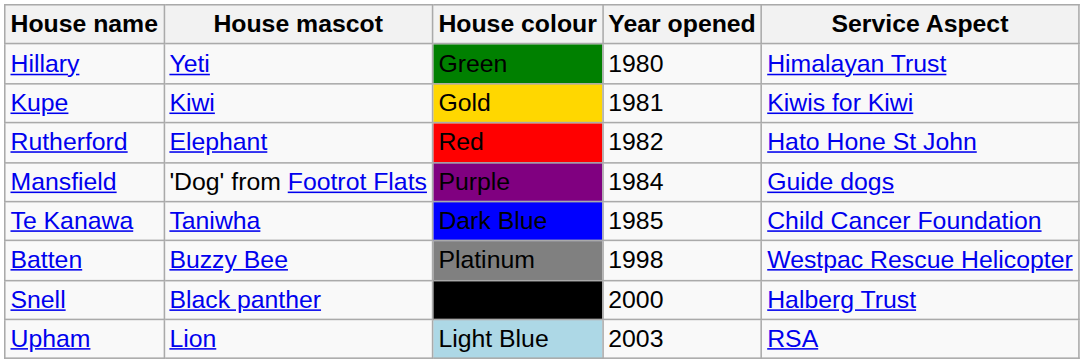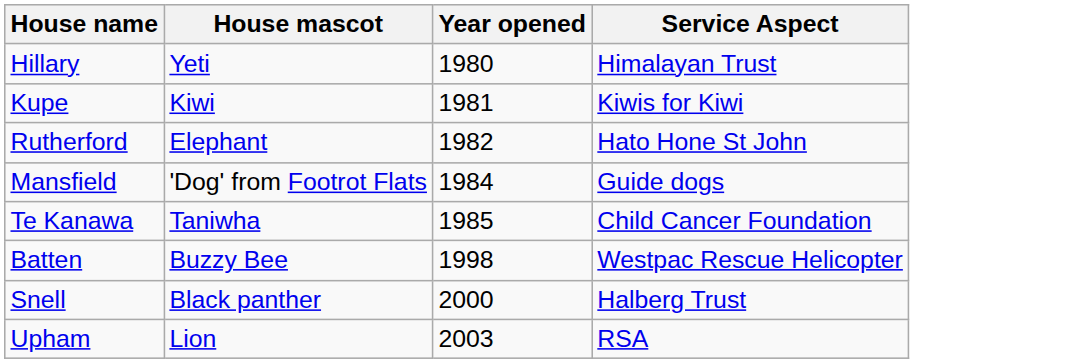- column: (518, 24)
